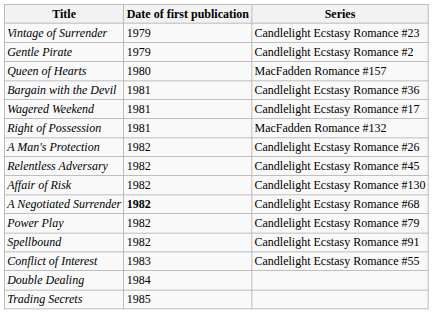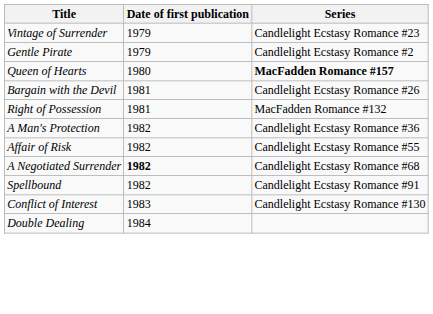(321, 71) normal -> (324, 71) bold
(337, 90) Candlelight Ecstasy Romance #36 -> (337, 90) Candlelight Ecstasy Romance #26
- row: (51, 109)
(337, 147) Candlelight Ecstasy Romance #26 -> (337, 128) Candlelight Ecstasy Romance #36
- row: (58, 166)
(340, 185) Candlelight Ecstasy Romance #130 -> (337, 147) Candlelight Ecstasy Romance #55
- row: (35, 223)
(337, 261) Candlelight Ecstasy Romance #55 -> (340, 204) Candlelight Ecstasy Romance #130
- row: (45, 299)
